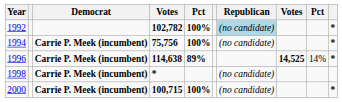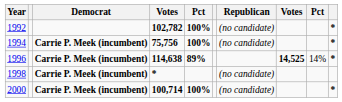(247, 27) lightblue background -> (247, 27) no background
(167, 89) 100,715 -> (167, 89) 100,714
